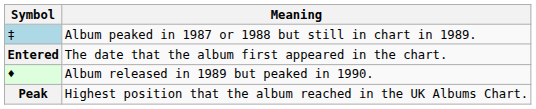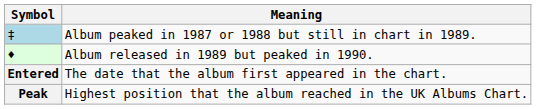rows swapped: (11, 74) <-> (33, 54)
